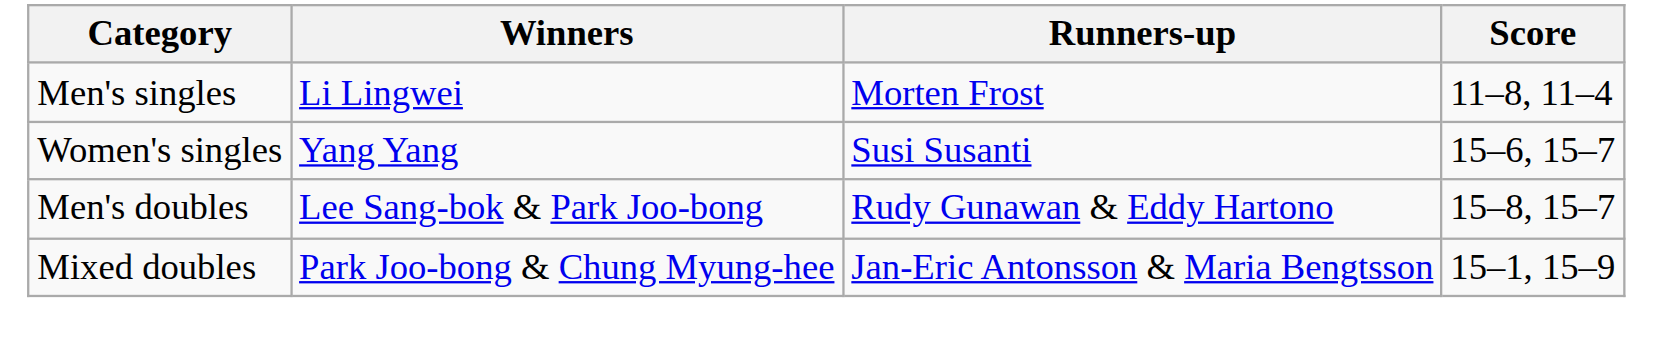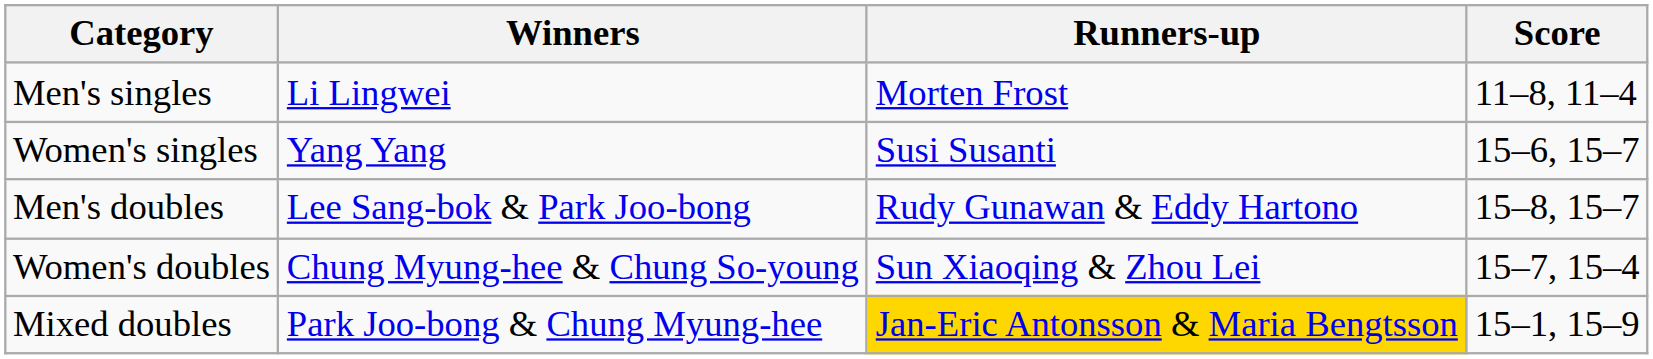+ row: (141, 265)
(1142, 265) no background -> (1167, 324) gold background
